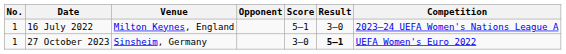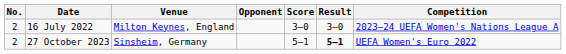(15, 27) 1 -> (15, 27) 2
(301, 27) 5–1 -> (301, 27) 3–0
(15, 41) 1 -> (15, 41) 2
(301, 41) 3–0 -> (301, 41) 5–1
